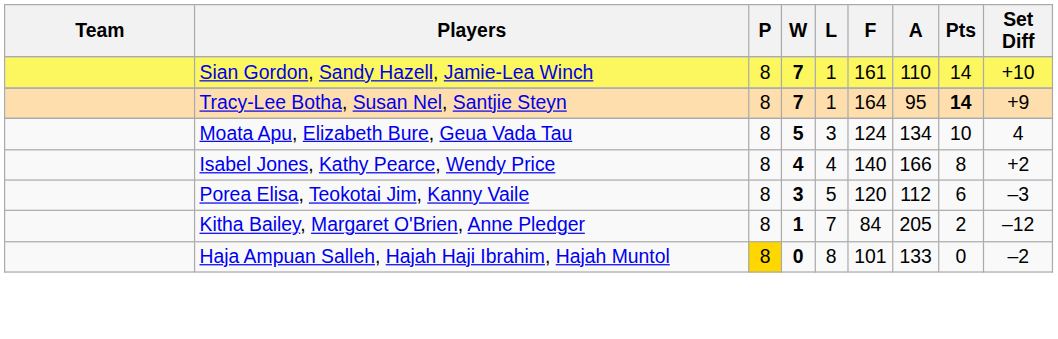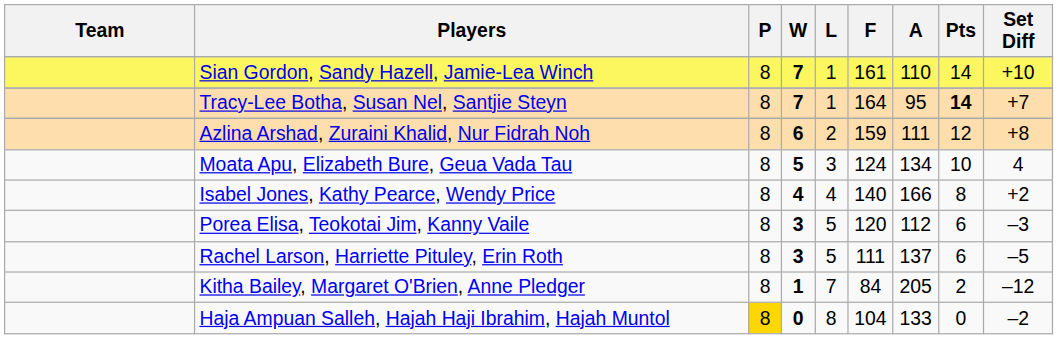(1018, 103) +9 -> (1018, 103) +7
+ row: (395, 133)
+ row: (381, 256)
(870, 256) 101 -> (870, 317) 104
